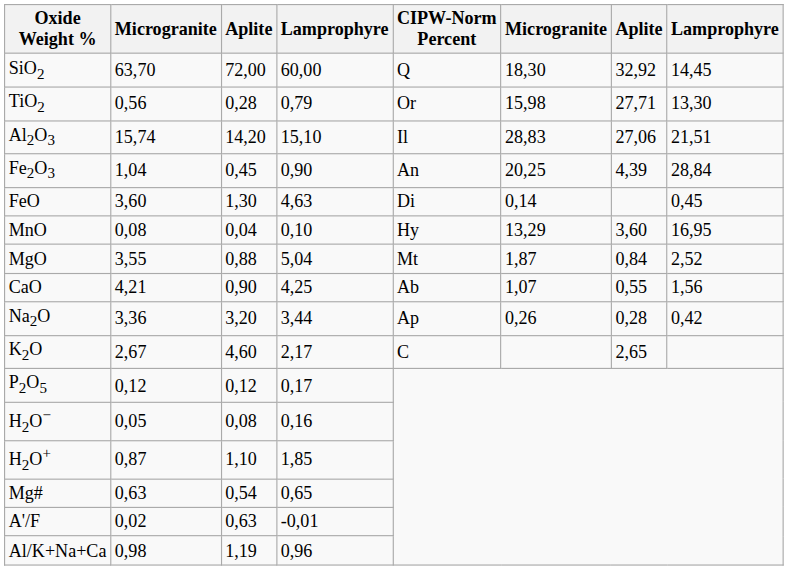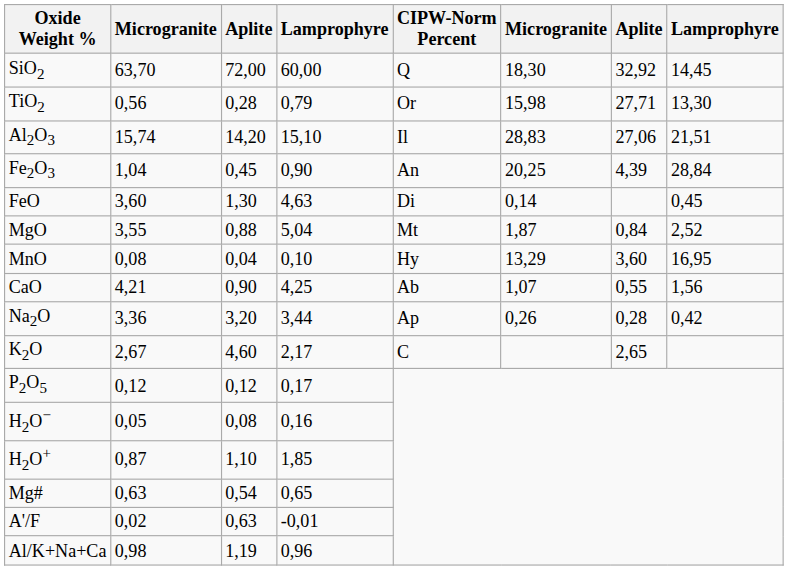rows swapped: (28, 230) <-> (28, 258)
